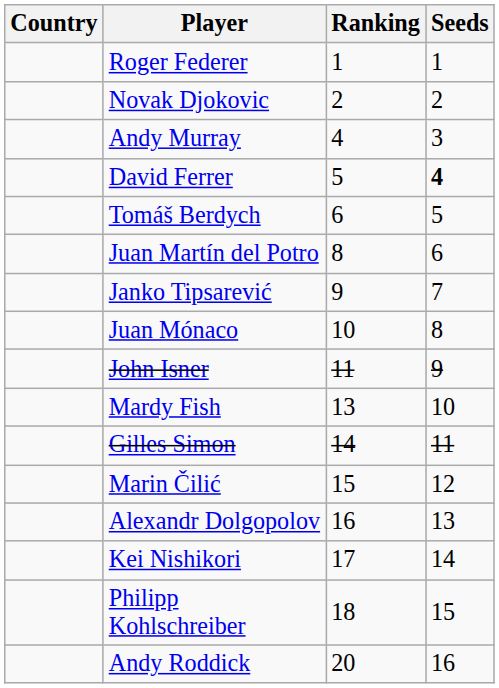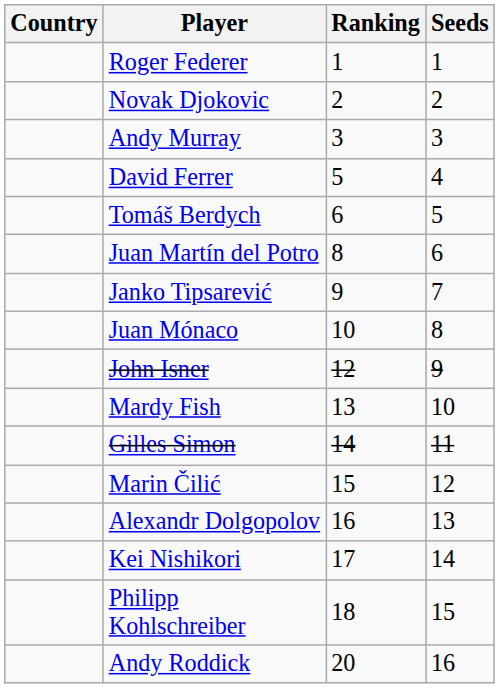(337, 138) 4 -> (337, 138) 3
(437, 176) bold -> (437, 176) normal
(343, 368) 11 -> (343, 368) 12
